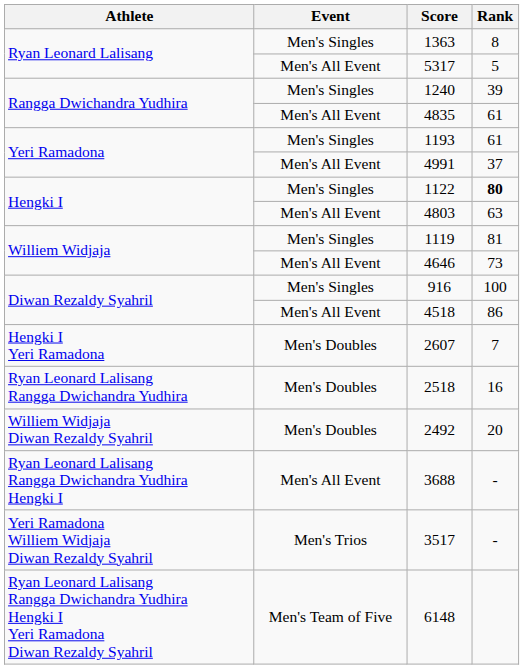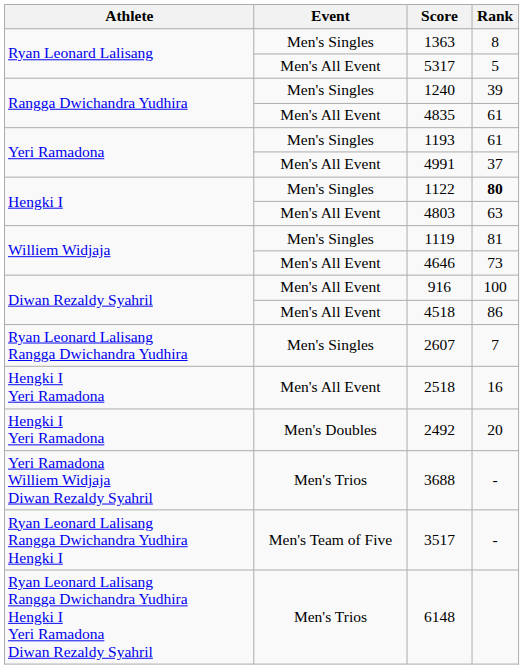(330, 287) Men's Singles -> (330, 287) Men's All Event
(56, 345) Hengki I Yeri Ramadona -> (98, 345) Ryan Leonard Lalisang Rangga Dwichandra Yudhira
(330, 345) Men's Doubles -> (330, 345) Men's Singles
(98, 387) Ryan Leonard Lalisang Rangga Dwichandra Yudhira -> (56, 387) Hengki I Yeri Ramadona
(330, 387) Men's Doubles -> (330, 387) Men's All Event
(80, 429) Williem Widjaja Diwan Rezaldy Syahril -> (56, 429) Hengki I Yeri Ramadona
(98, 480) Ryan Leonard Lalisang Rangga Dwichandra Yudhira Hengki I -> (80, 480) Yeri Ramadona Williem Widjaja Diwan Rezaldy Syahril
(330, 480) Men's All Event -> (330, 480) Men's Trios
(80, 540) Yeri Ramadona Williem Widjaja Diwan Rezaldy Syahril -> (98, 540) Ryan Leonard Lalisang Rangga Dwichandra Yudhira Hengki I
(330, 540) Men's Trios -> (330, 540) Men's Team of Five
(330, 616) Men's Team of Five -> (330, 616) Men's Trios
